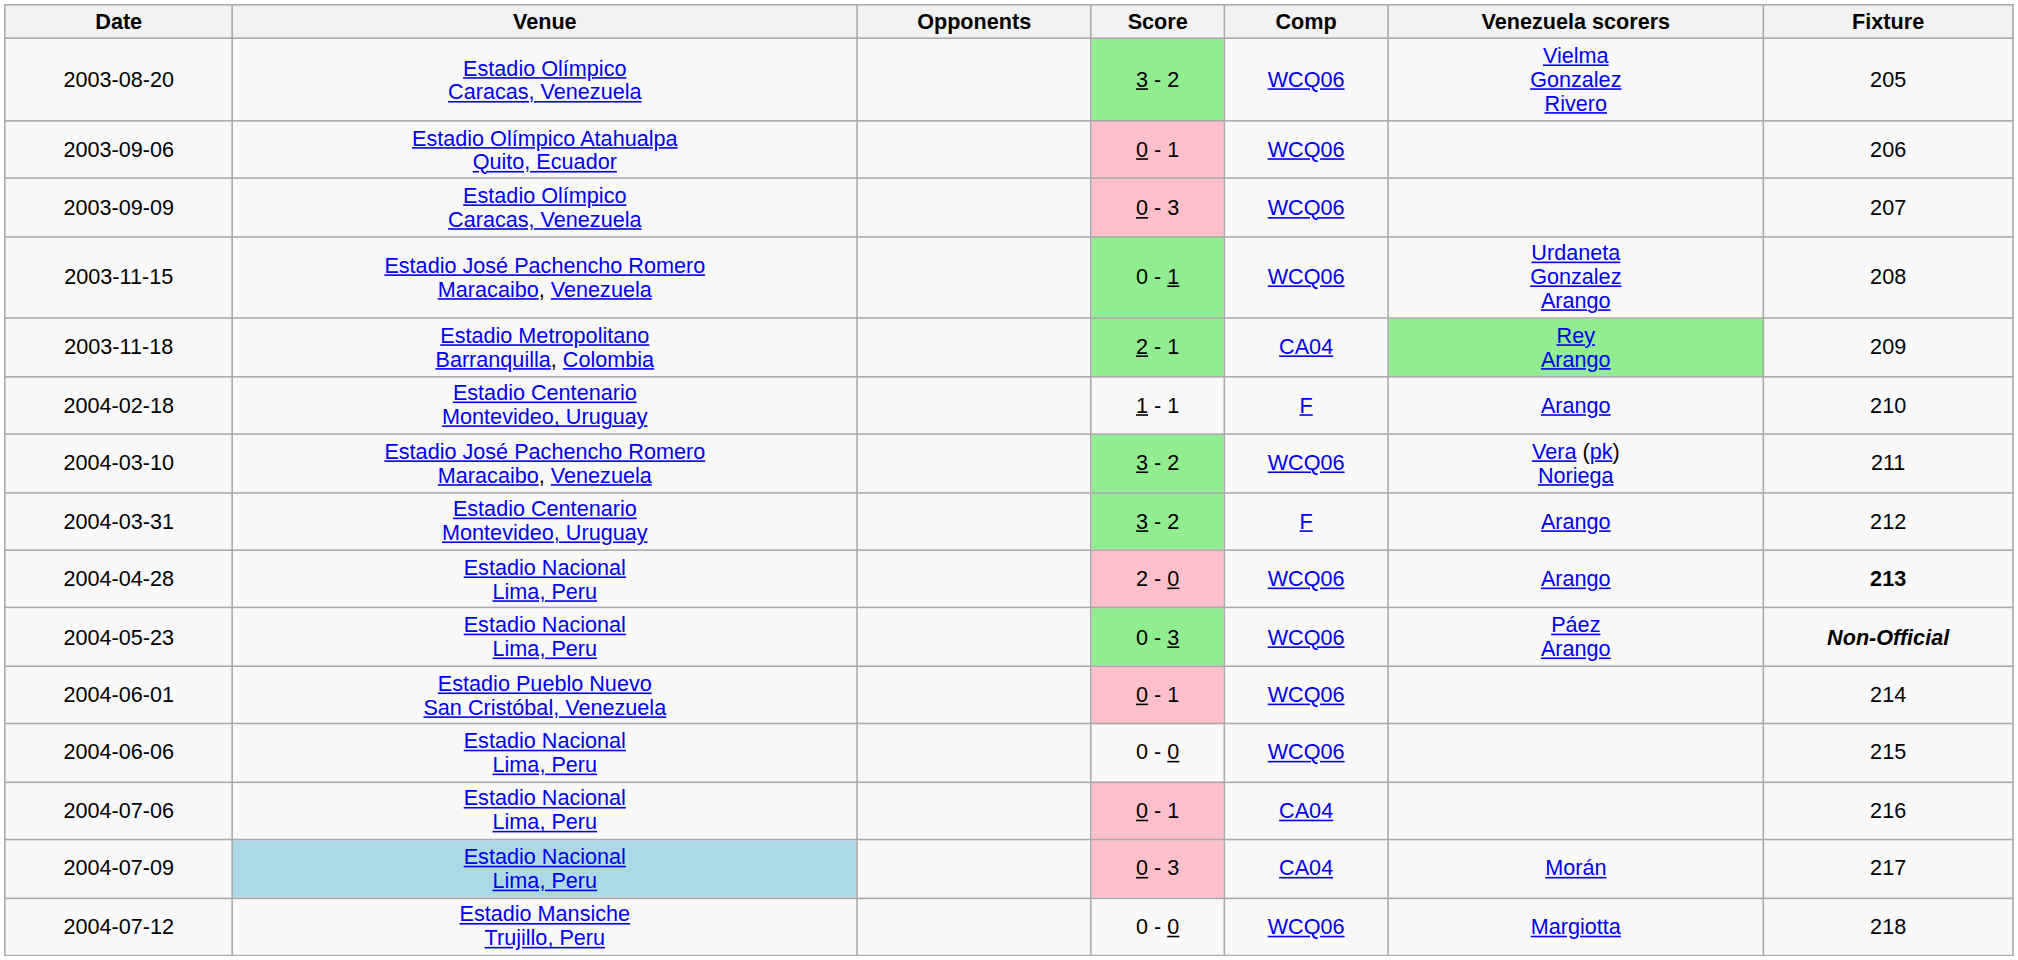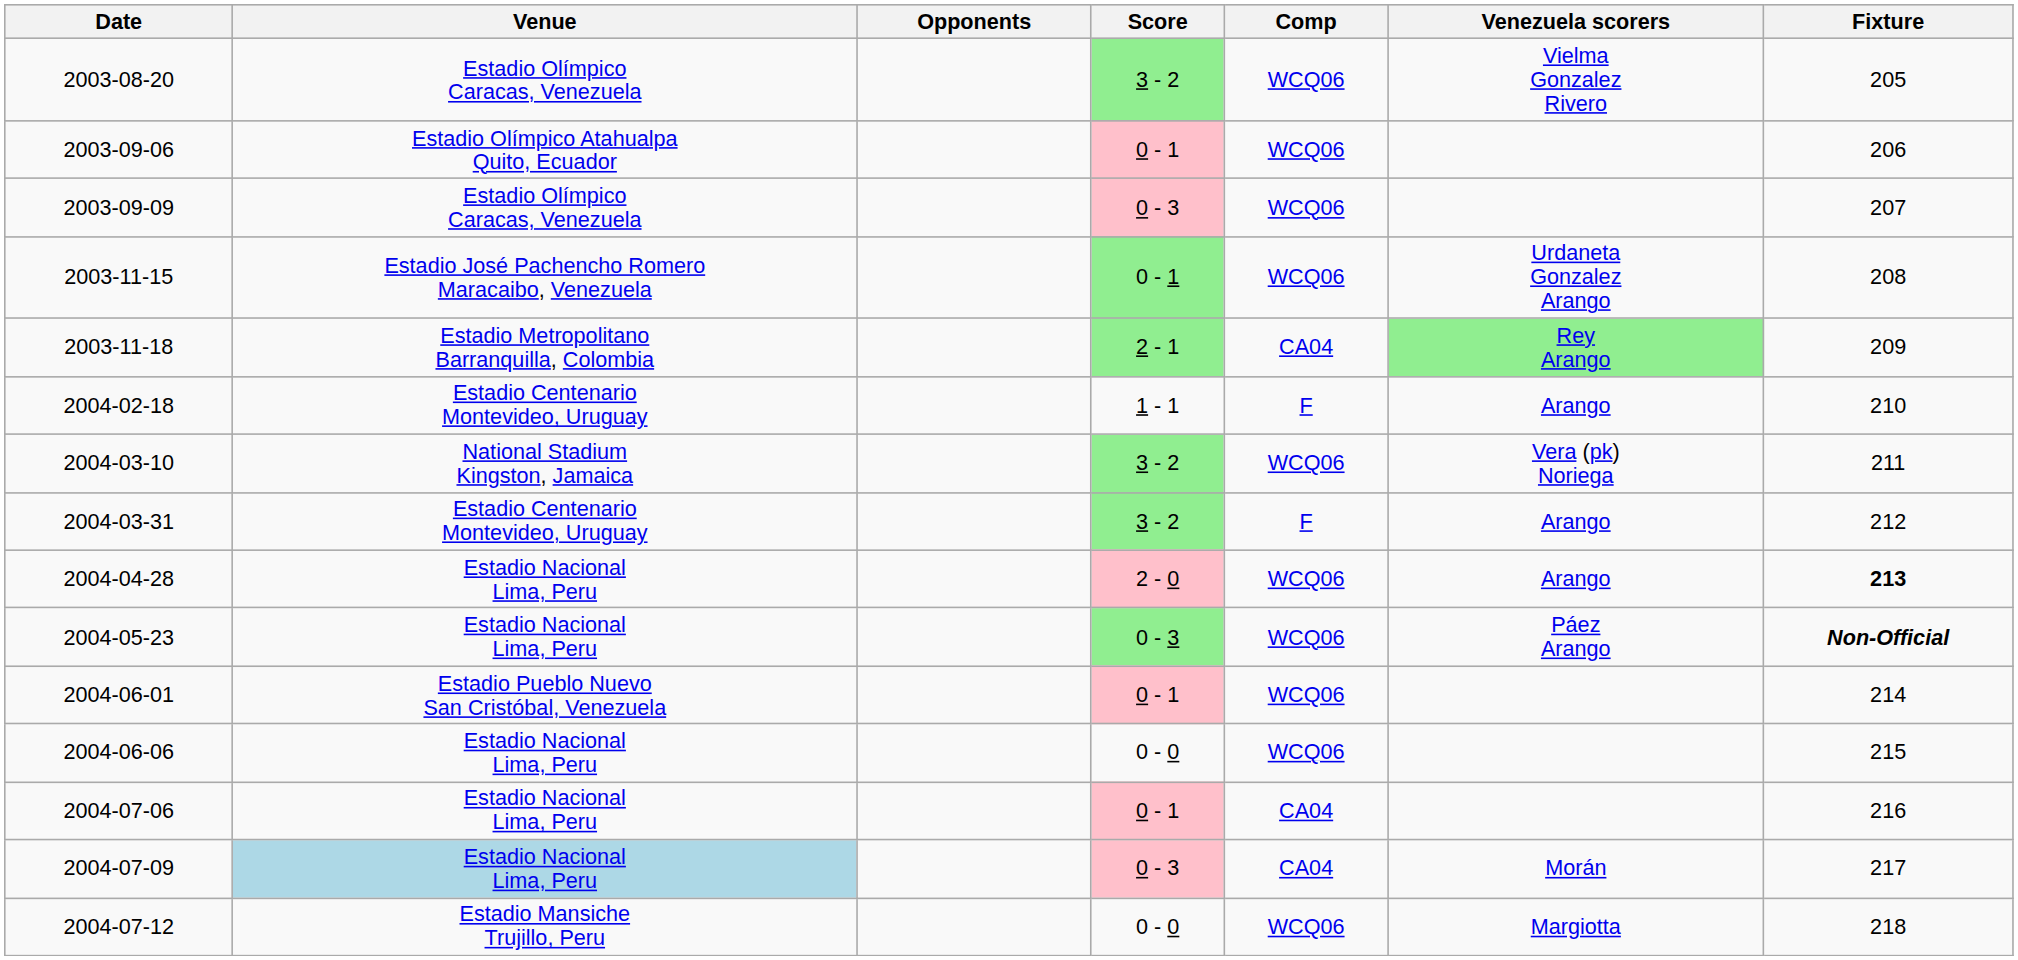(545, 463) Estadio José Pachencho Romero Maracaibo, Venezuela -> (545, 463) National Stadium Kingston, Jamaica
